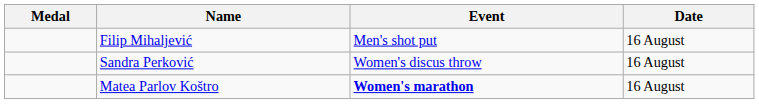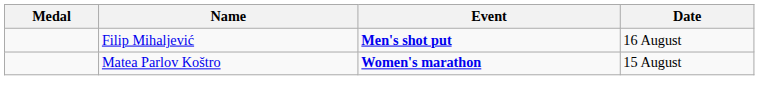(395, 40) normal -> (407, 40) bold
- row: (147, 63)
(655, 87) 16 August -> (652, 63) 15 August
